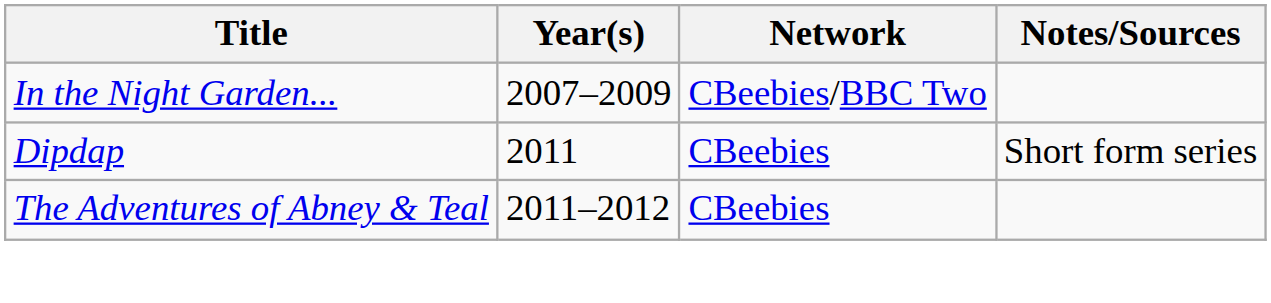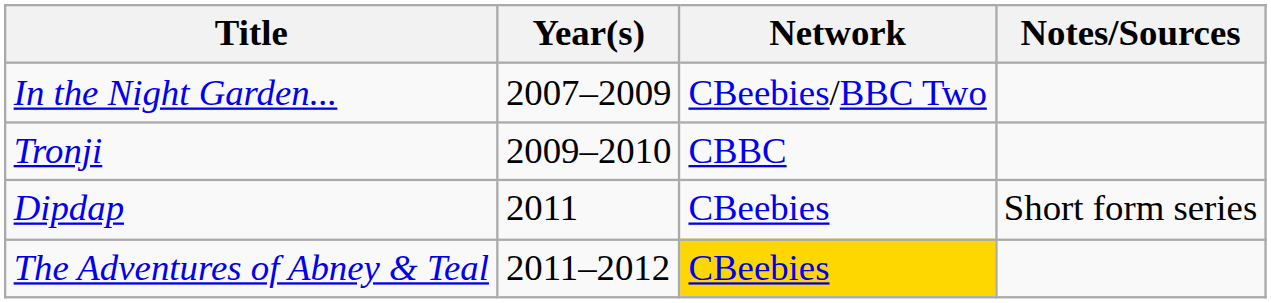+ row: (58, 150)
(759, 208) no background -> (759, 267) gold background
